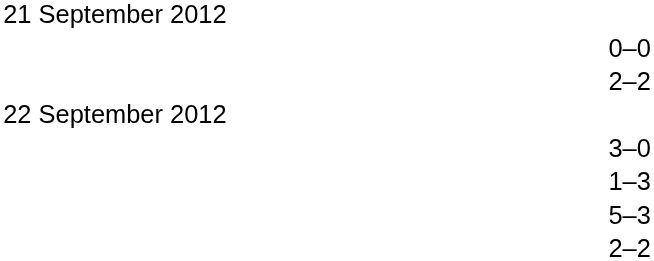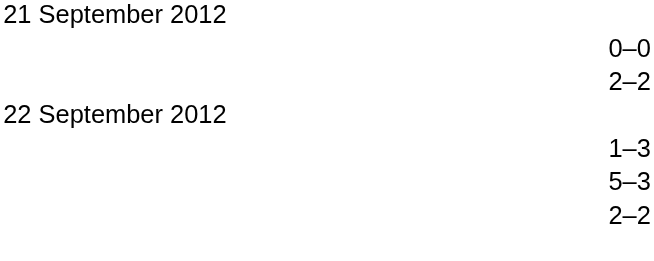- row: (263, 149)
